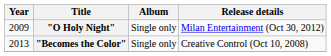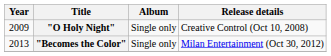(252, 28) Milan Entertainment (Oct 30, 2012) -> (244, 28) Creative Control (Oct 10, 2008)
(244, 43) Creative Control (Oct 10, 2008) -> (252, 43) Milan Entertainment (Oct 30, 2012)
